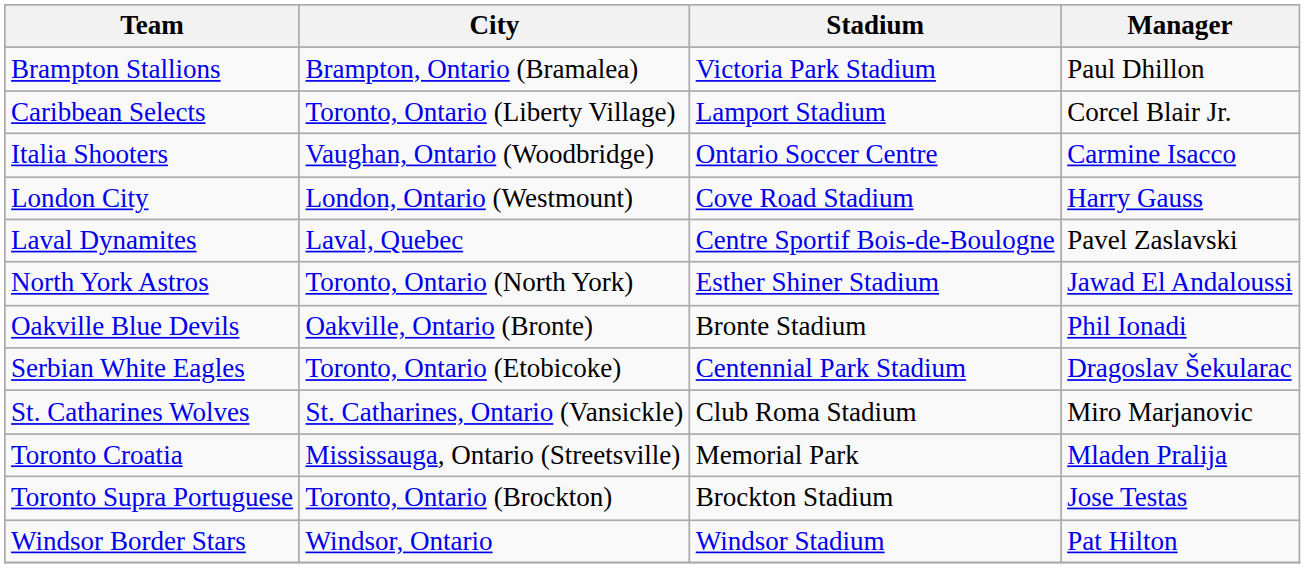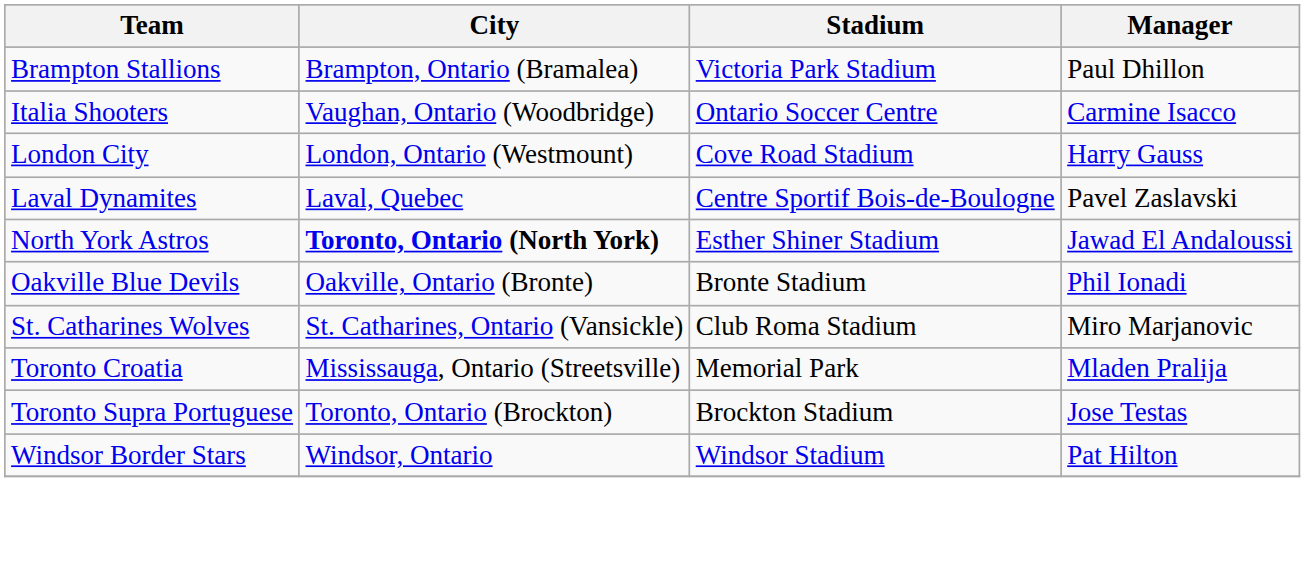- row: (108, 111)
(469, 283) normal -> (482, 240) bold
- row: (128, 369)
